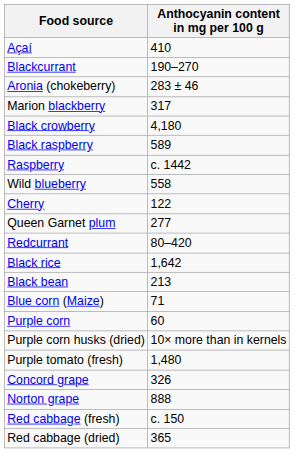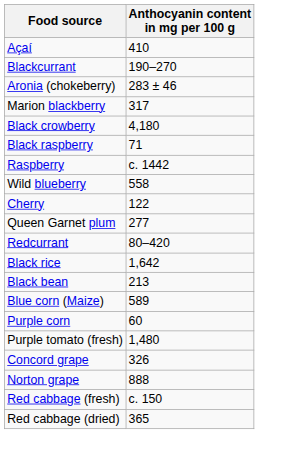(161, 145) 589 -> (135, 145) 71
(157, 301) 71 -> (139, 301) 589
- row: (76, 340)
